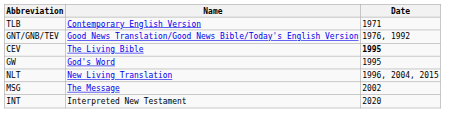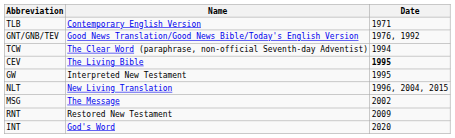+ row: (13, 50)
(91, 62) God's Word -> (127, 75) Interpreted New Testament
+ row: (13, 114)
(127, 101) Interpreted New Testament -> (91, 127) God's Word
